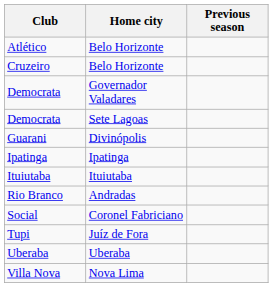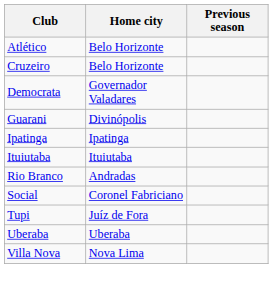- row: (34, 118)
